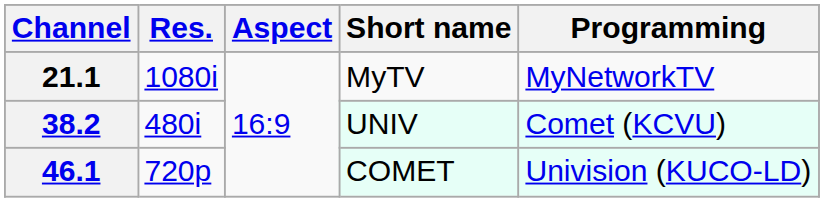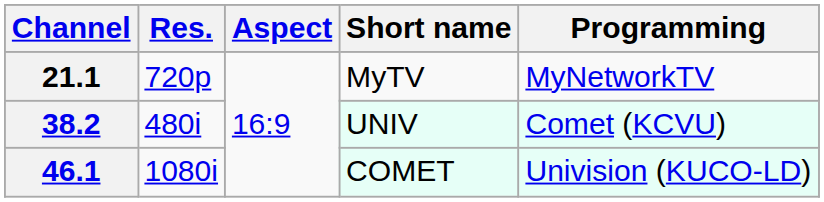(181, 76) 1080i -> (178, 76) 720p
(178, 171) 720p -> (181, 171) 1080i
